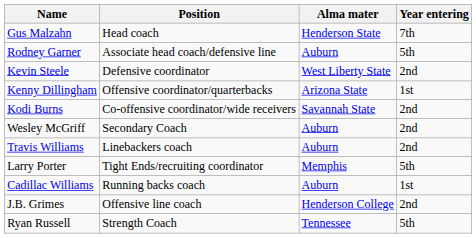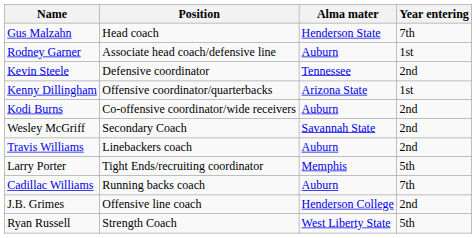(407, 52) 5th -> (406, 52) 1st
(346, 71) West Liberty State -> (326, 71) Tennessee
(338, 109) Savannah State -> (320, 109) Auburn
(320, 128) Auburn -> (338, 128) Savannah State
(406, 185) 1st -> (407, 185) 7th
(326, 223) Tennessee -> (346, 223) West Liberty State
